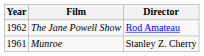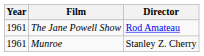(17, 28) 1962 -> (17, 28) 1961
